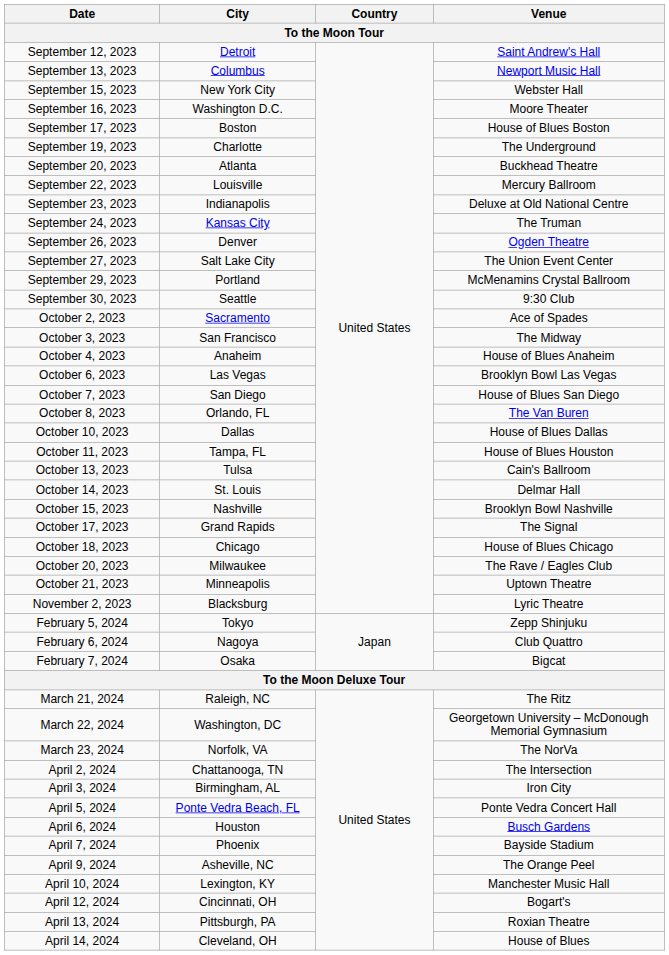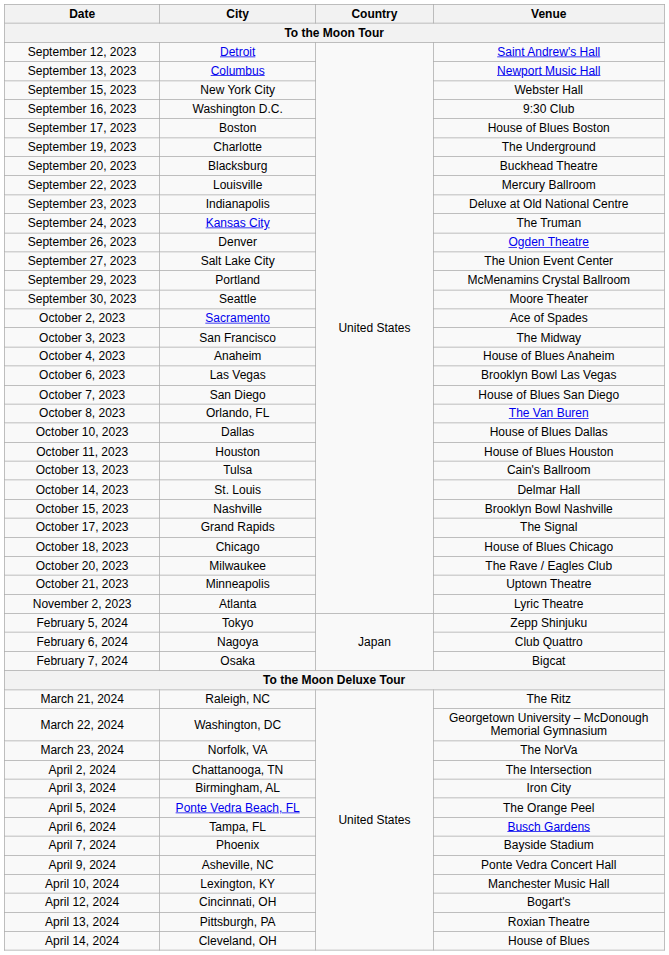(549, 109) Moore Theater -> (549, 109) 9:30 Club
(238, 166) Atlanta -> (238, 166) Blacksburg
(549, 299) 9:30 Club -> (549, 299) Moore Theater
(238, 451) Tampa, FL -> (238, 451) Houston
(238, 603) Blacksburg -> (238, 603) Atlanta
(549, 807) Ponte Vedra Concert Hall -> (549, 807) The Orange Peel
(238, 826) Houston -> (238, 826) Tampa, FL
(549, 864) The Orange Peel -> (549, 864) Ponte Vedra Concert Hall
